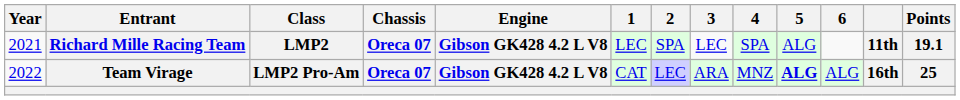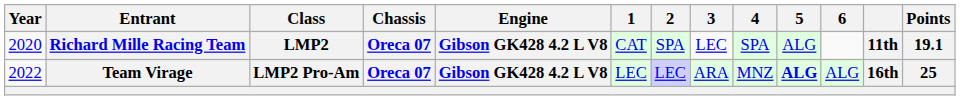(25, 45) 2021 -> (25, 45) 2020
(631, 45) LEC -> (631, 45) CAT
(631, 72) CAT -> (631, 72) LEC
